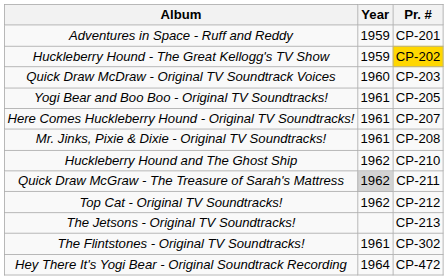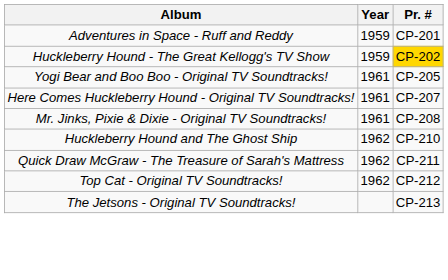- row: (181, 77)
(375, 181) lightgrey background -> (375, 160) no background
- row: (181, 243)
- row: (181, 264)
